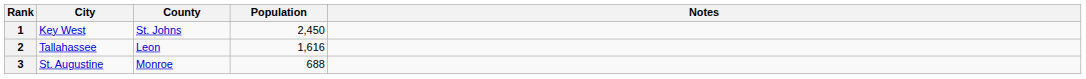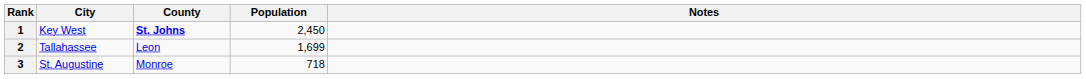(159, 30) normal -> (161, 30) bold
(311, 47) 1,616 -> (311, 47) 1,699
(316, 64) 688 -> (316, 64) 718
